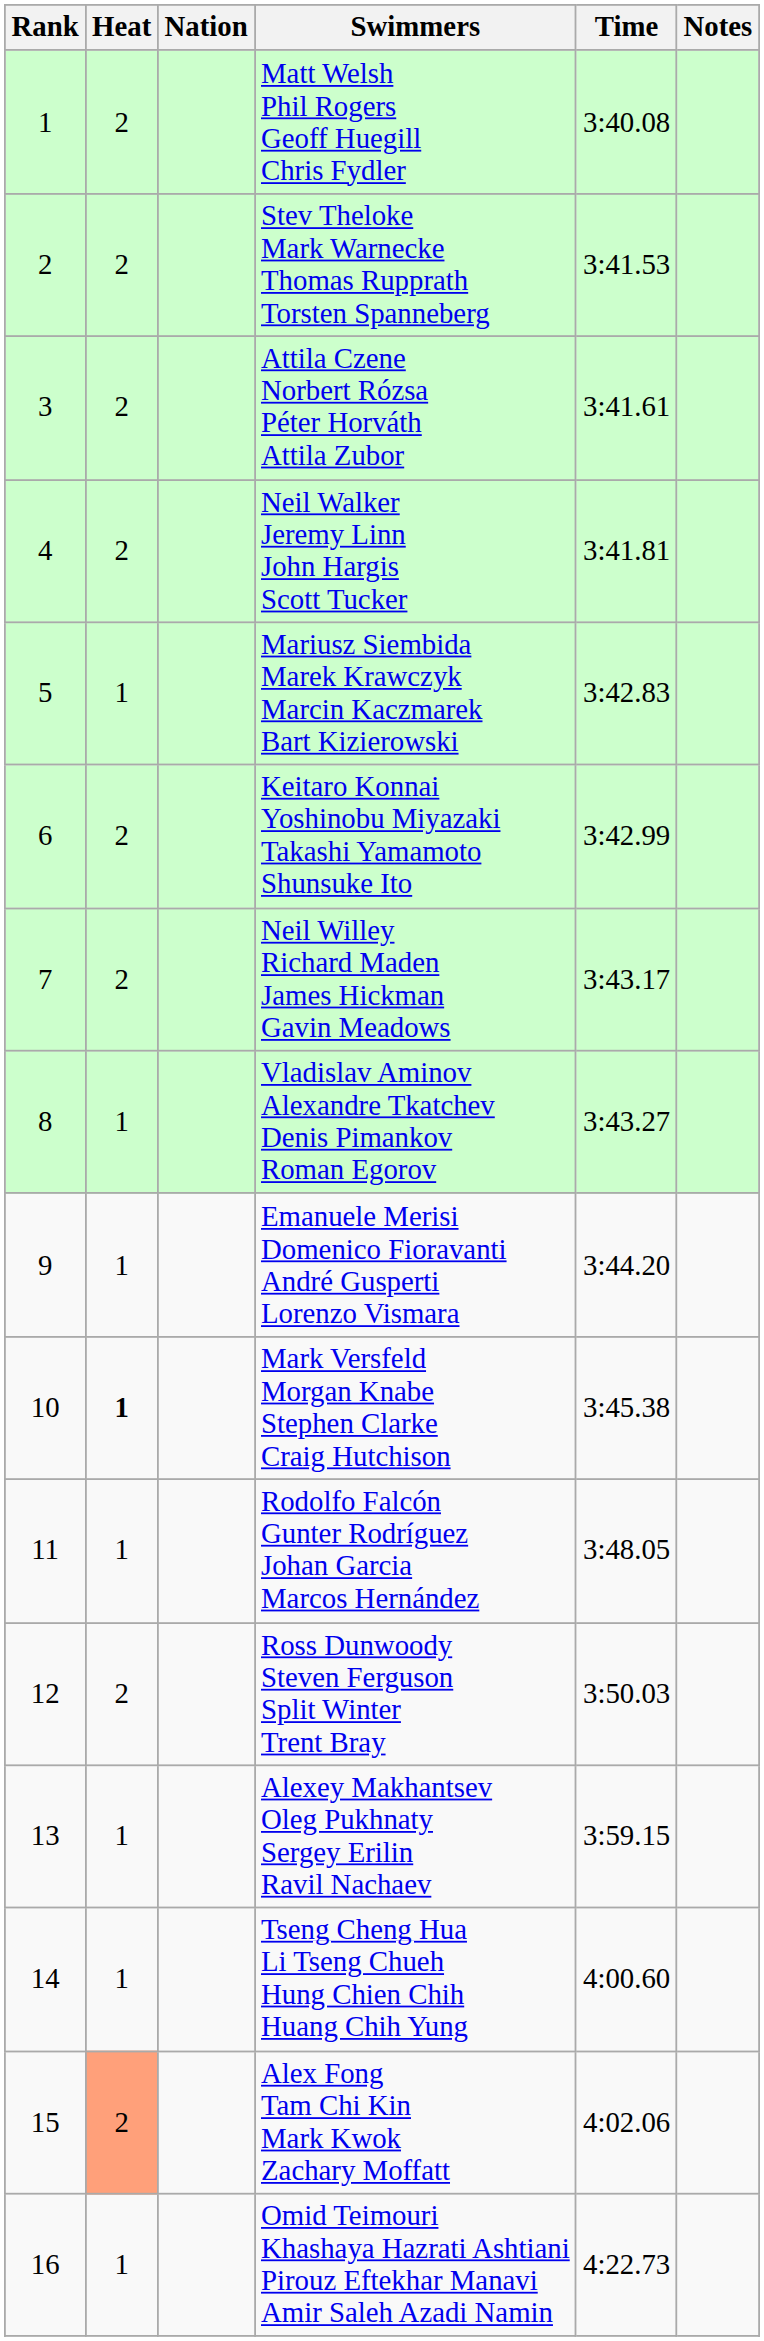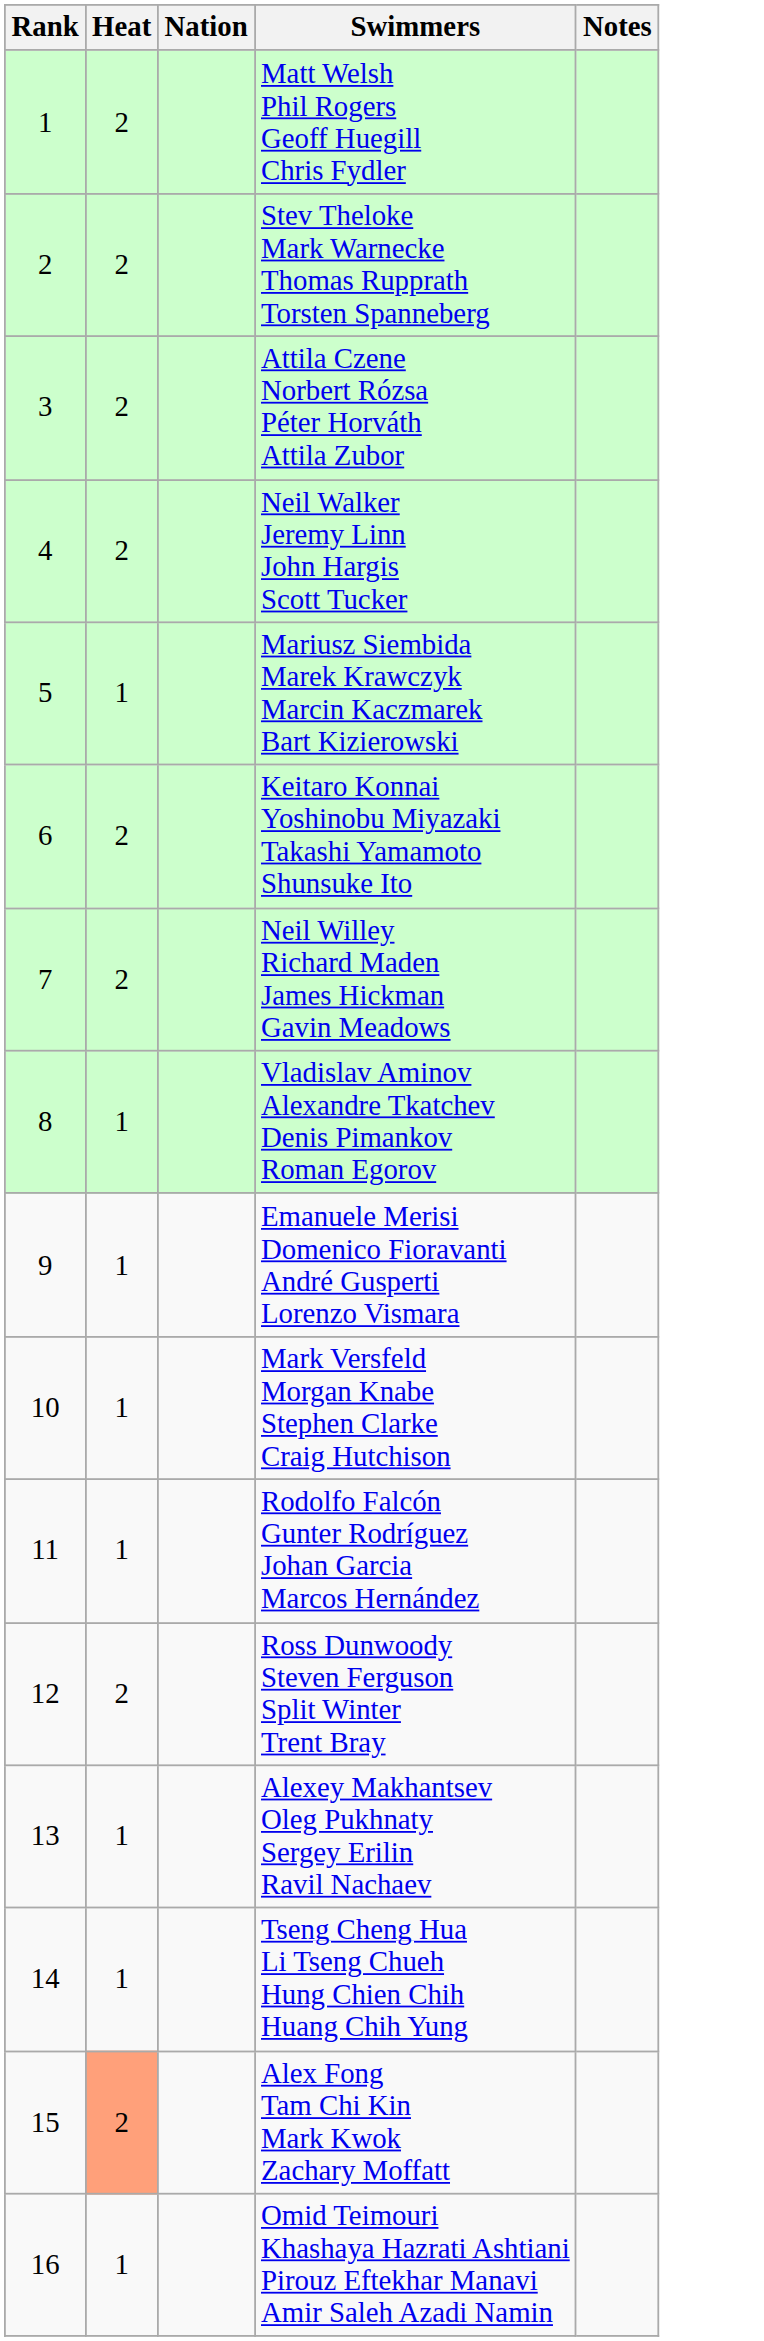- column: (627, 27)
(122, 1407) bold -> (122, 1407) normal
